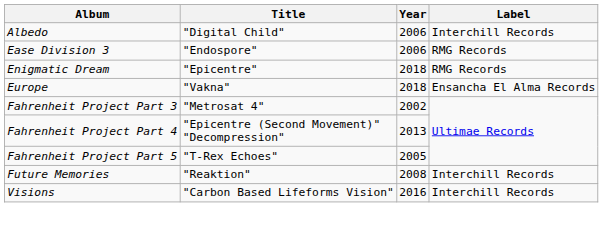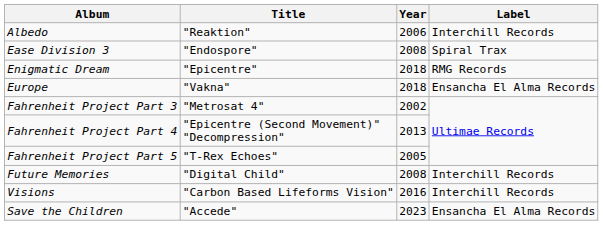(234, 32) "Digital Child" -> (217, 32) "Reaktion"
(413, 51) 2006 -> (413, 51) 2008
(469, 51) RMG Records -> (469, 51) Spiral Trax
(217, 174) "Reaktion" -> (234, 174) "Digital Child"
+ row: (65, 211)
